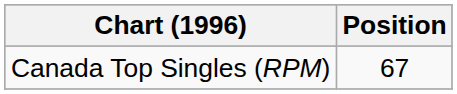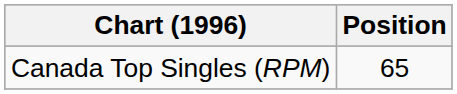(395, 67) 67 -> (395, 67) 65
